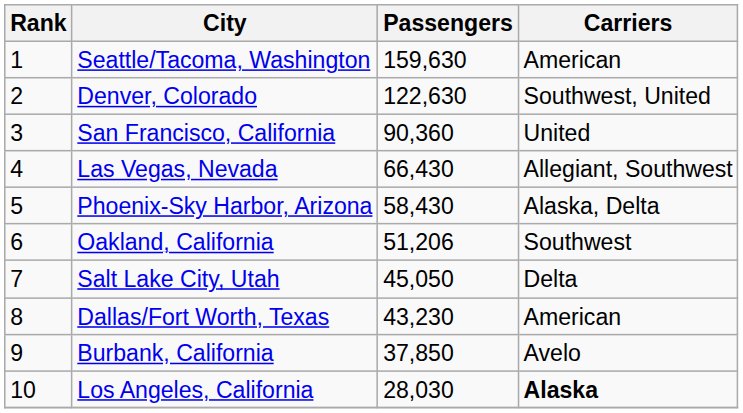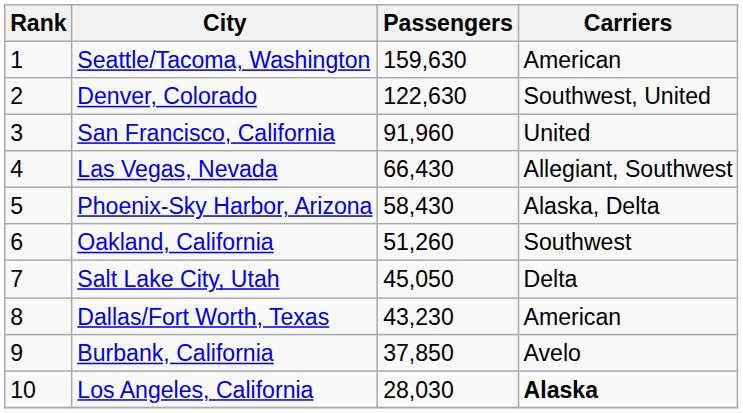(418, 133) 90,360 -> (418, 133) 91,960
(418, 243) 51,206 -> (418, 243) 51,260
